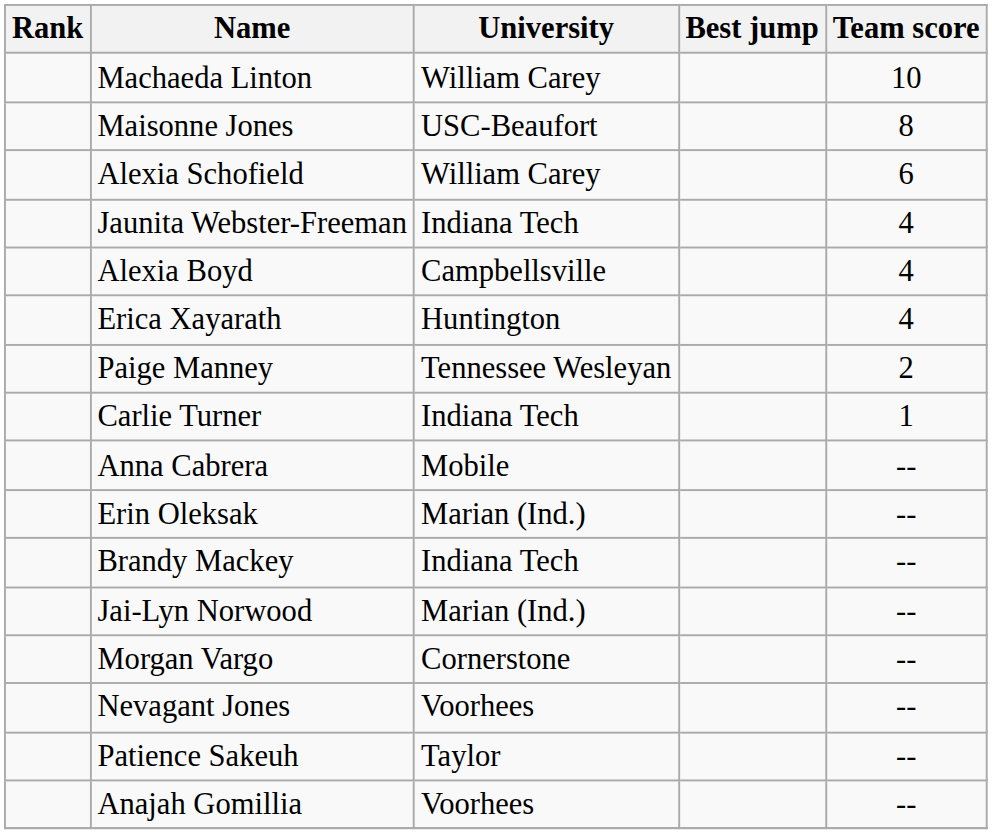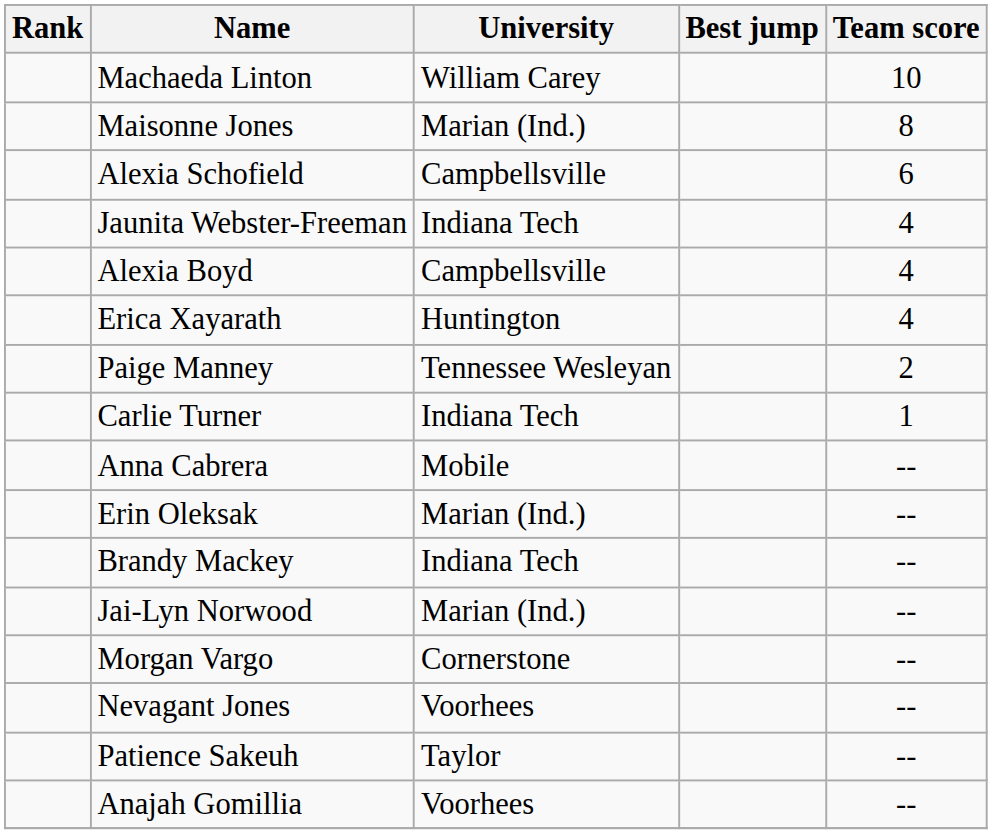(509, 125) USC-Beaufort -> (503, 125) Marian (Ind.)
(511, 174) William Carey -> (514, 174) Campbellsville
